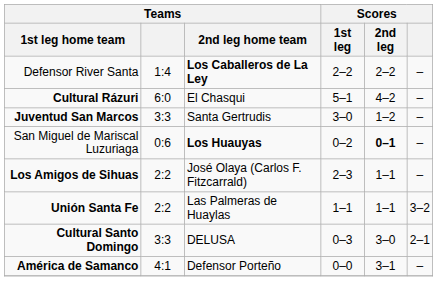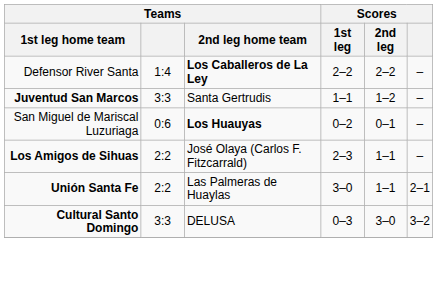- row: (96, 98)
(342, 117) 3–0 -> (342, 98) 1–1
(386, 142) bold -> (386, 123) normal
(342, 207) 1–1 -> (342, 188) 3–0
(420, 207) 3–2 -> (420, 188) 2–1
(420, 240) 2–1 -> (420, 221) 3–2
- row: (78, 266)
